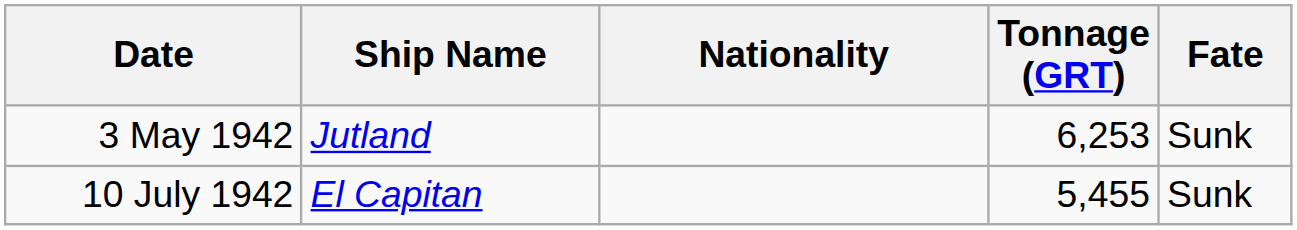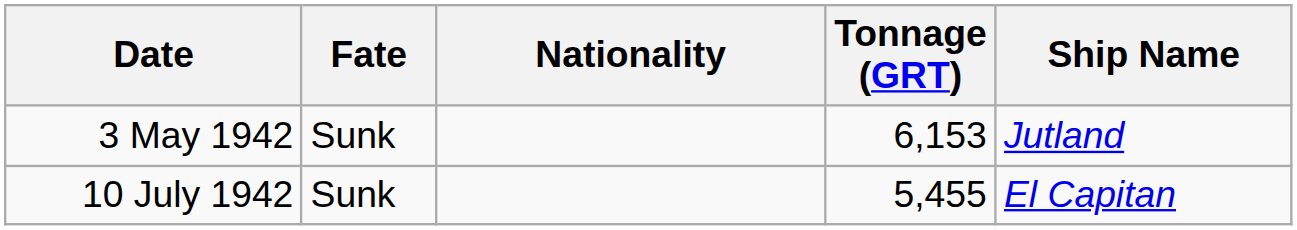columns swapped: (450, 55) <-> (1225, 55)
(1103, 135) 6,253 -> (940, 135) 6,153
